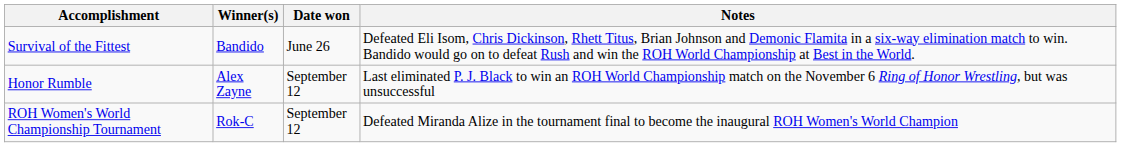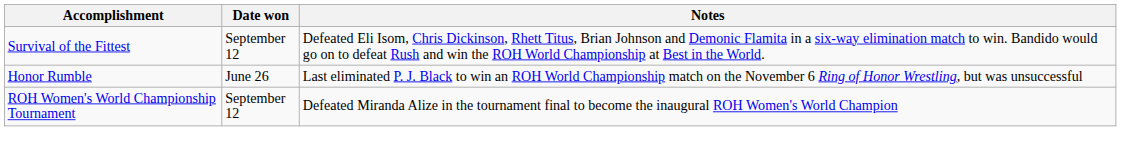- column: (248, 15)
(308, 45) June 26 -> (255, 45) September 12
(317, 84) September 12 -> (247, 76) June 26
